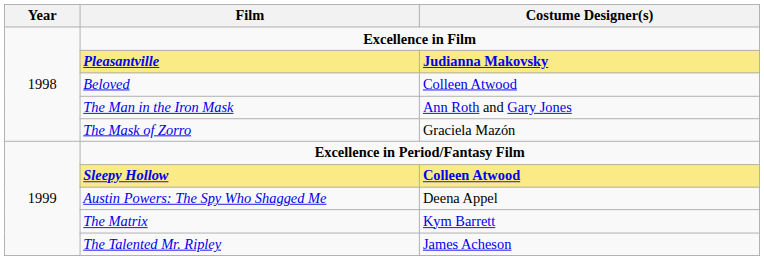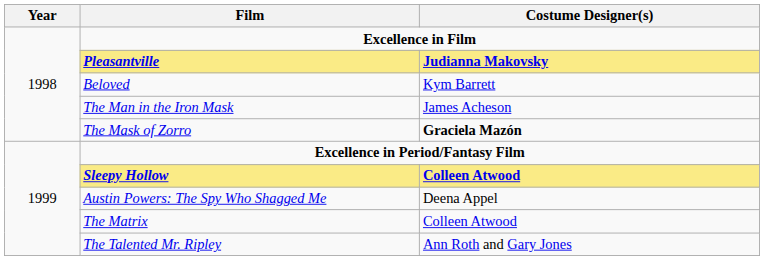(470, 84) Colleen Atwood -> (459, 84) Kym Barrett
(497, 107) Ann Roth and Gary Jones -> (467, 107) James Acheson
(469, 130) normal -> (472, 130) bold
(459, 221) Kym Barrett -> (470, 221) Colleen Atwood
(467, 244) James Acheson -> (497, 244) Ann Roth and Gary Jones
